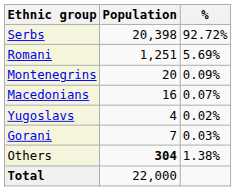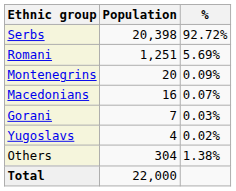rows swapped: (30, 135) <-> (41, 115)
(166, 155) bold -> (166, 155) normal
